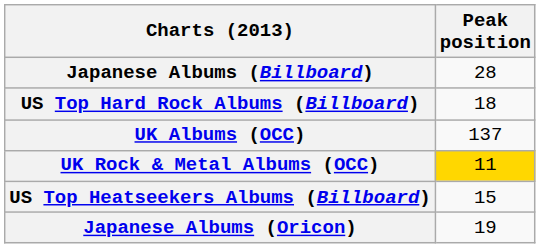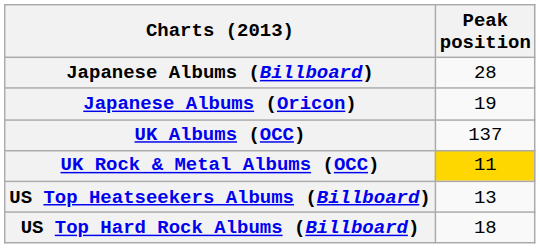rows swapped: (220, 228) <-> (220, 104)
(485, 197) 15 -> (485, 197) 13
